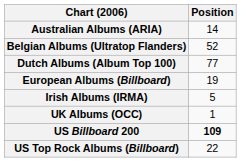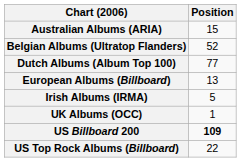(212, 30) 14 -> (212, 30) 15
(212, 81) 19 -> (212, 81) 13
